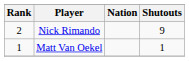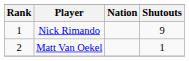(19, 30) 2 -> (19, 30) 1
(19, 47) 1 -> (19, 47) 2
